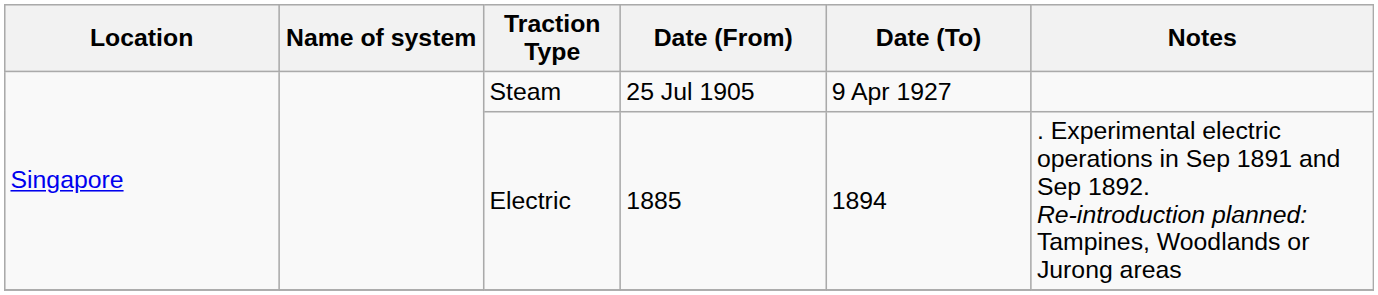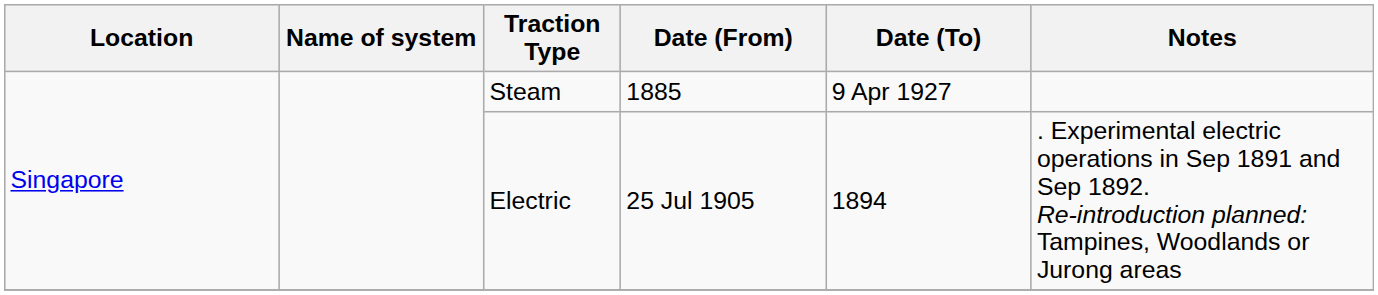(690, 91) 25 Jul 1905 -> (654, 91) 1885
(654, 200) 1885 -> (690, 200) 25 Jul 1905
